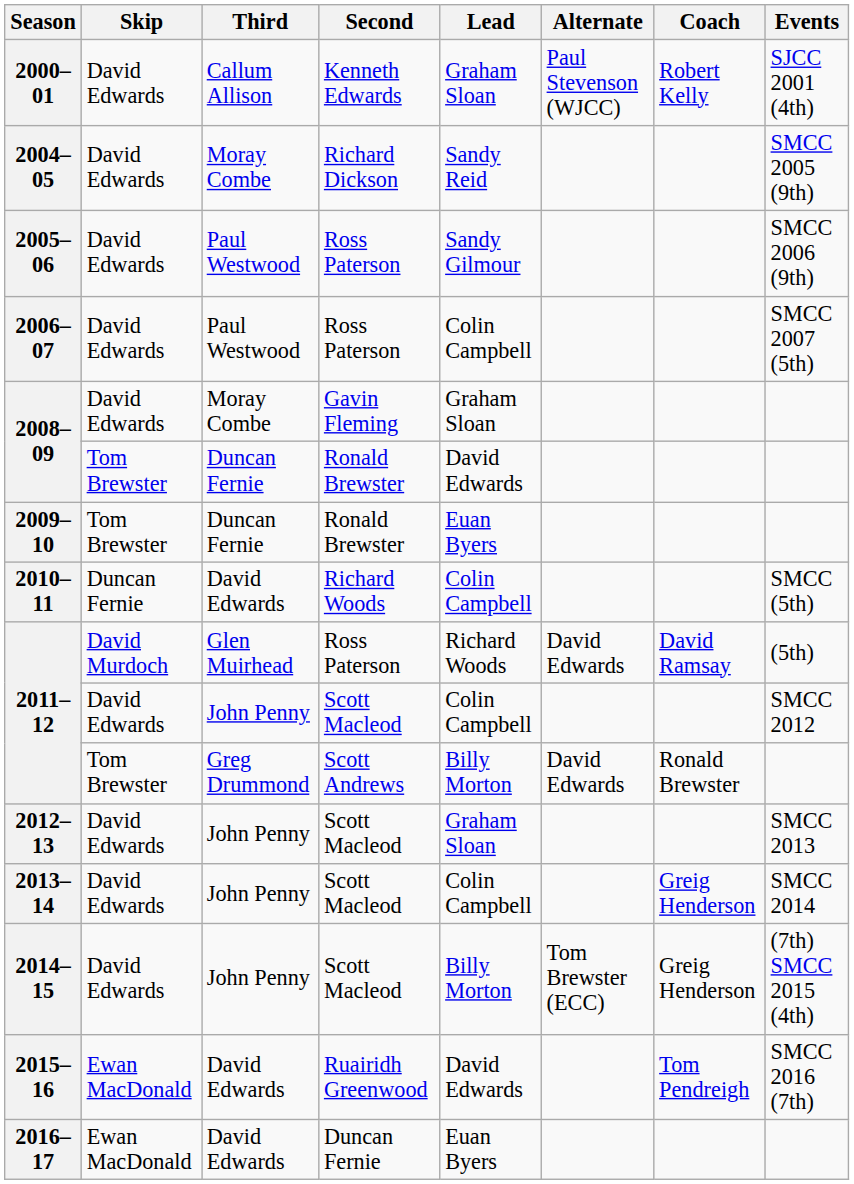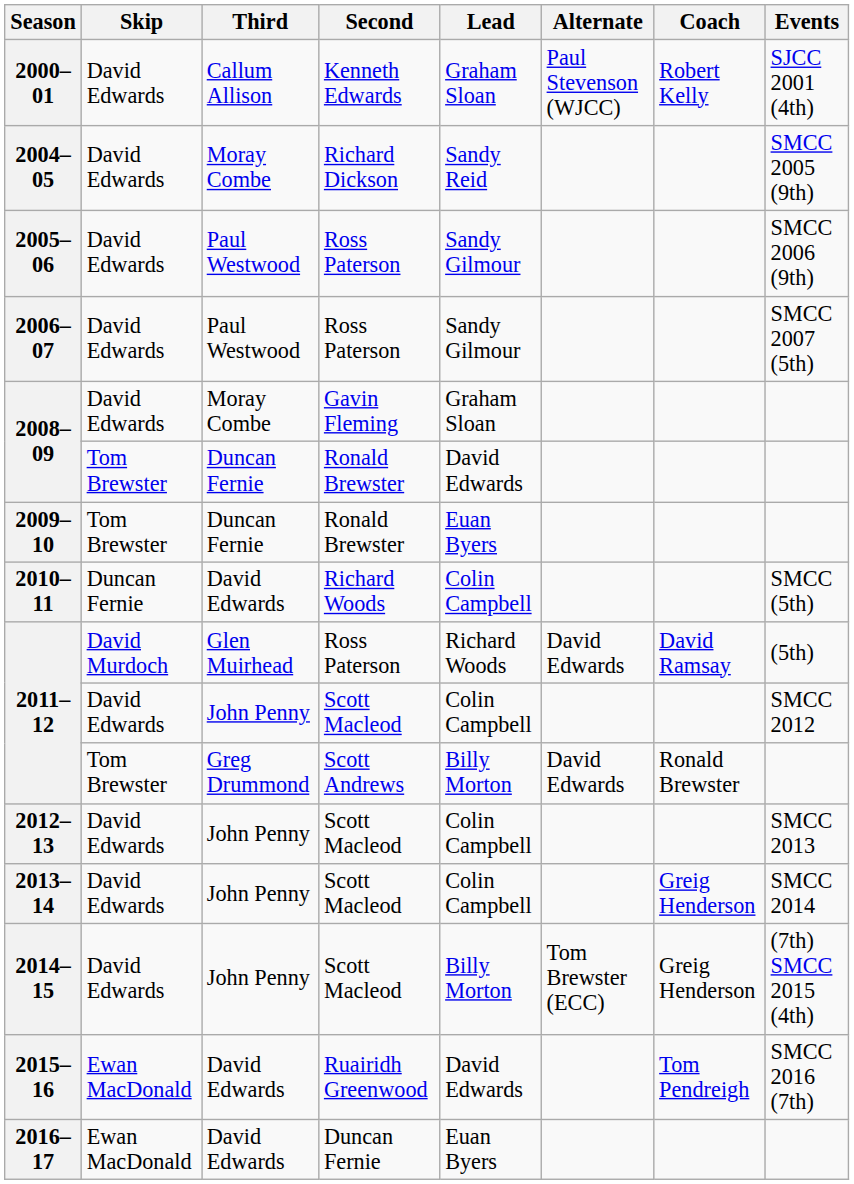(488, 338) Colin Campbell -> (483, 338) Sandy Gilmour
(481, 833) Graham Sloan -> (488, 833) Colin Campbell
